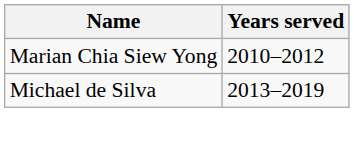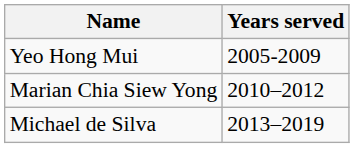+ row: (74, 55)
